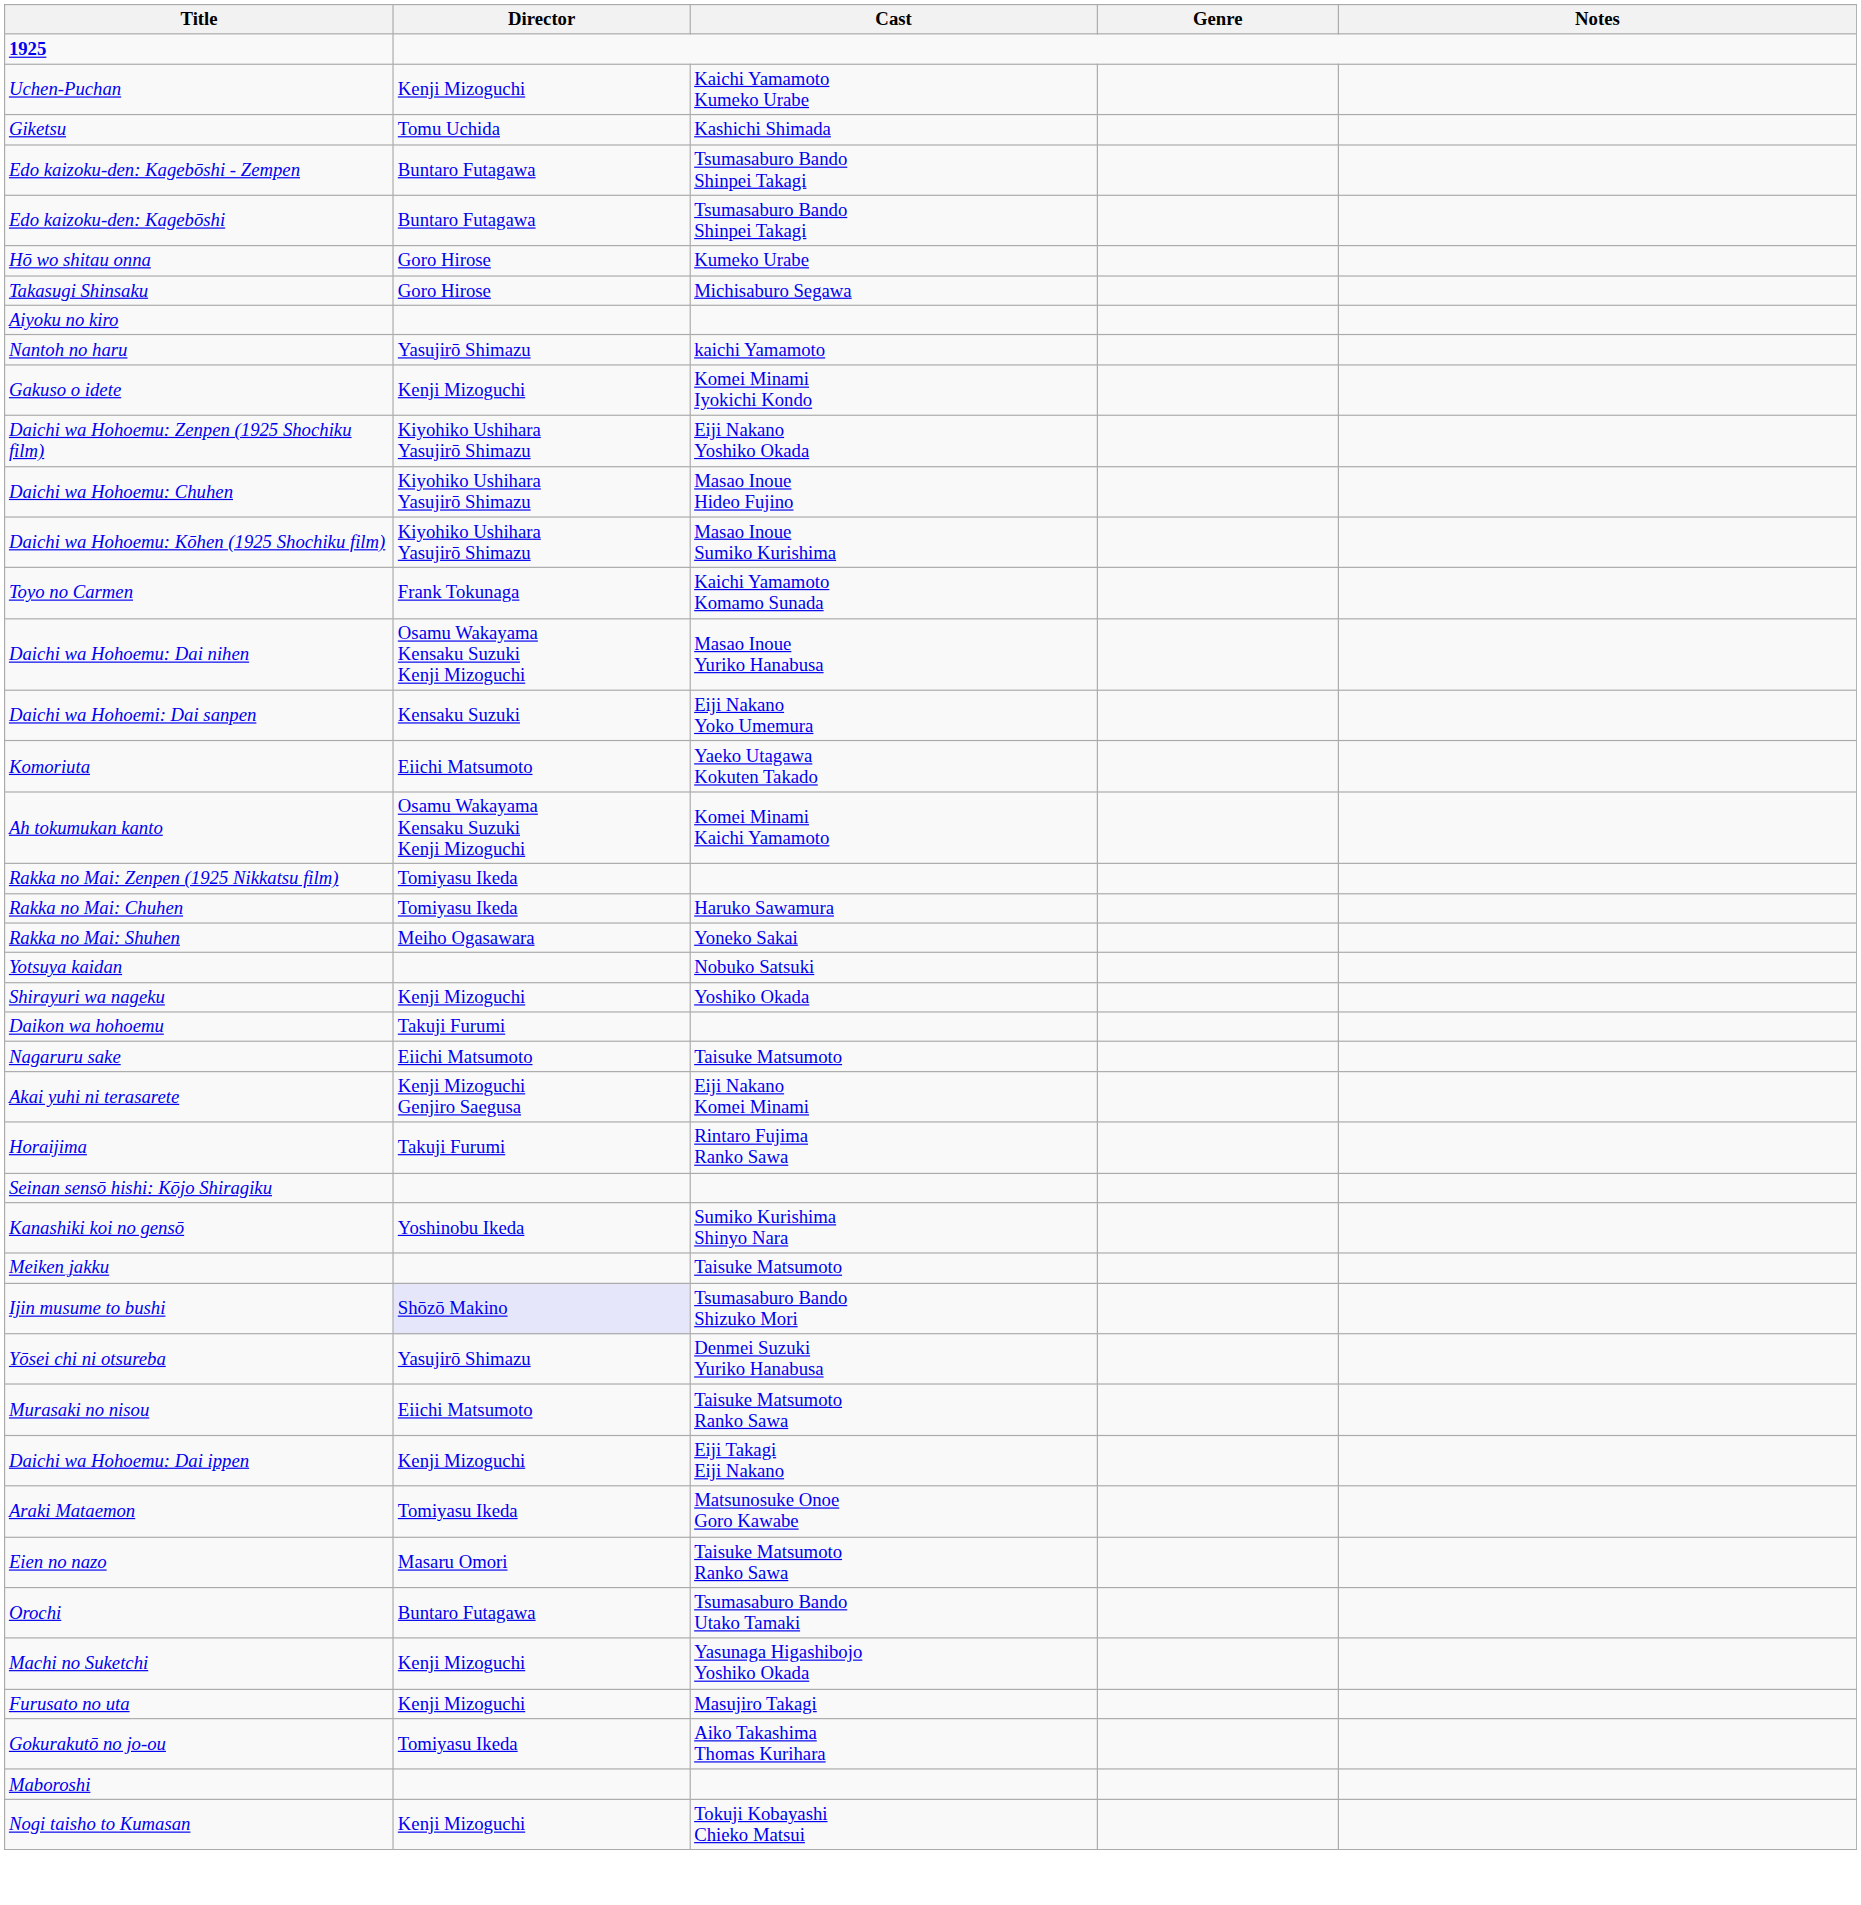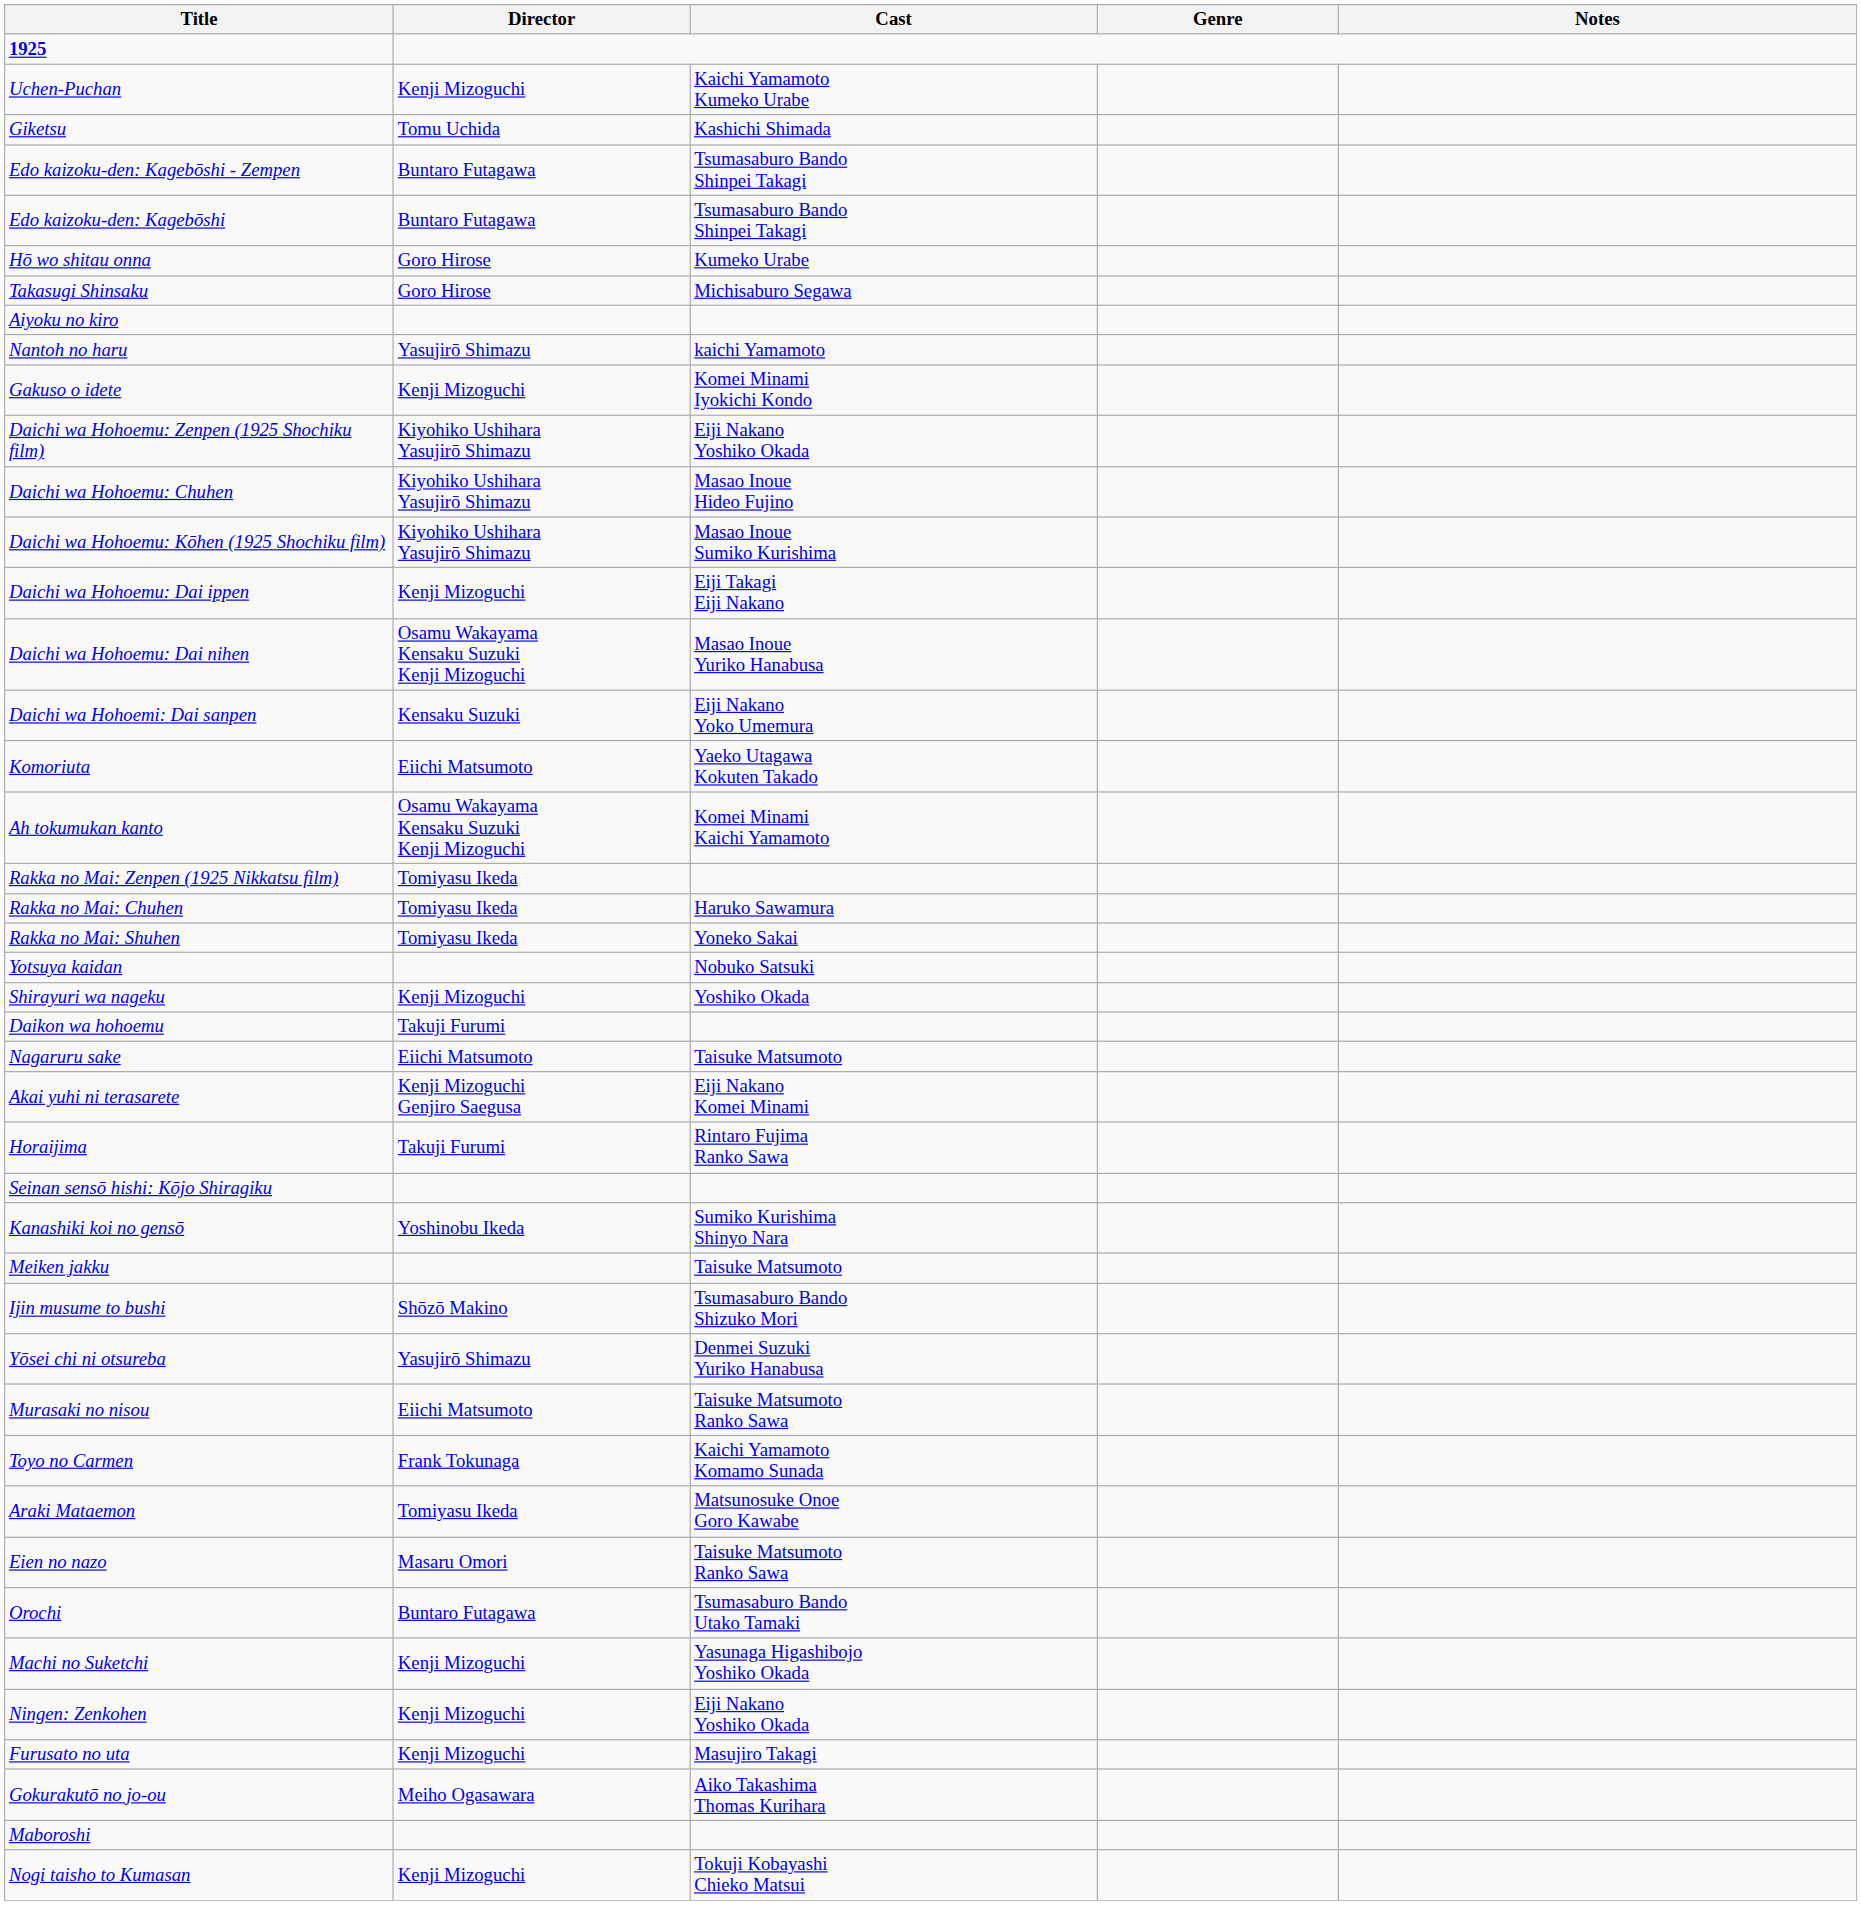rows swapped: (129, 1460) <-> (71, 592)
(466, 937) Meiho Ogasawara -> (458, 937) Tomiyasu Ikeda
(453, 1308) lavender background -> (453, 1308) no background
+ row: (78, 1714)
(458, 1743) Tomiyasu Ikeda -> (466, 1794) Meiho Ogasawara
